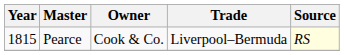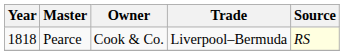(22, 38) 1815 -> (22, 38) 1818
